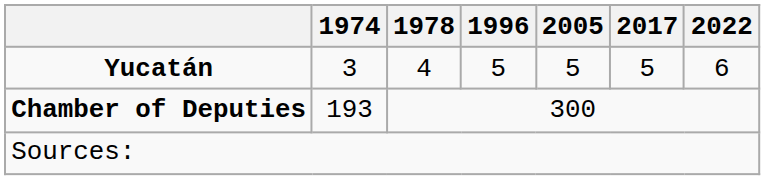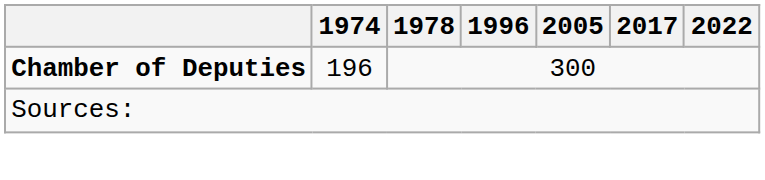- row: (159, 68)
(350, 110) 193 -> (350, 68) 196
